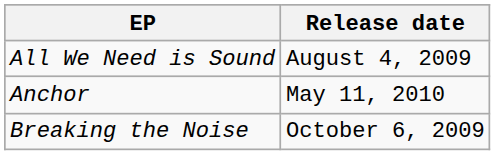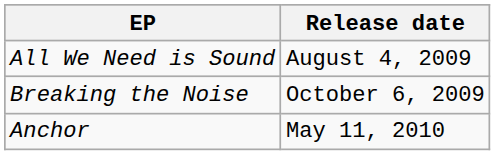rows swapped: (129, 131) <-> (50, 95)
